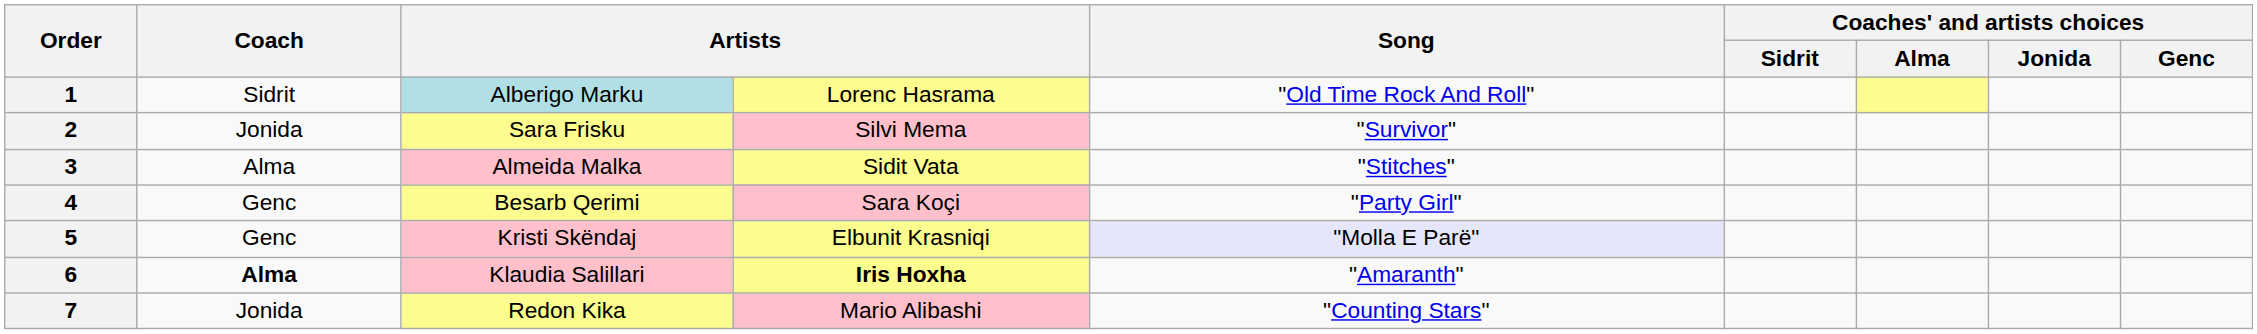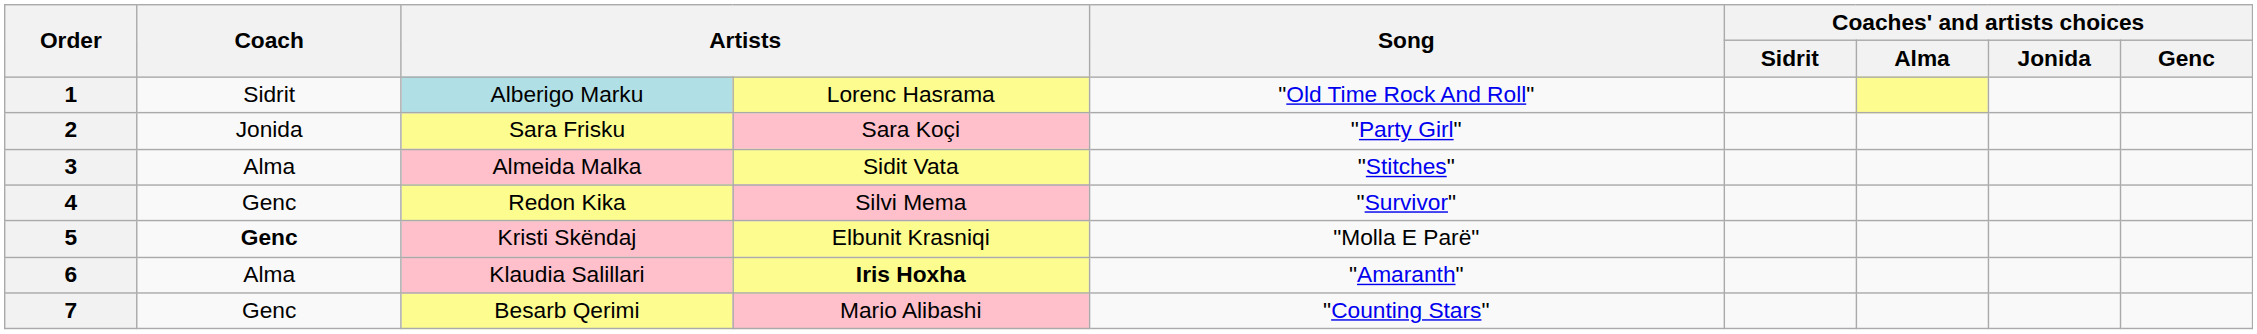(911, 130) Silvi Mema -> (911, 130) Sara Koçi
(1406, 130) "Survivor" -> (1406, 130) "Party Girl"
(567, 202) Besarb Qerimi -> (567, 202) Redon Kika
(911, 202) Sara Koçi -> (911, 202) Silvi Mema
(1406, 202) "Party Girl" -> (1406, 202) "Survivor"
(269, 238) normal -> (269, 238) bold
(1406, 238) lavender background -> (1406, 238) no background
(269, 274) bold -> (269, 274) normal
(269, 310) Jonida -> (269, 310) Genc
(567, 310) Redon Kika -> (567, 310) Besarb Qerimi
